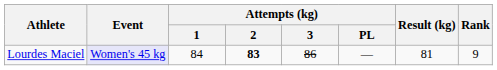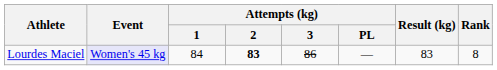(427, 55) 81 -> (427, 55) 83
(476, 55) 9 -> (476, 55) 8
